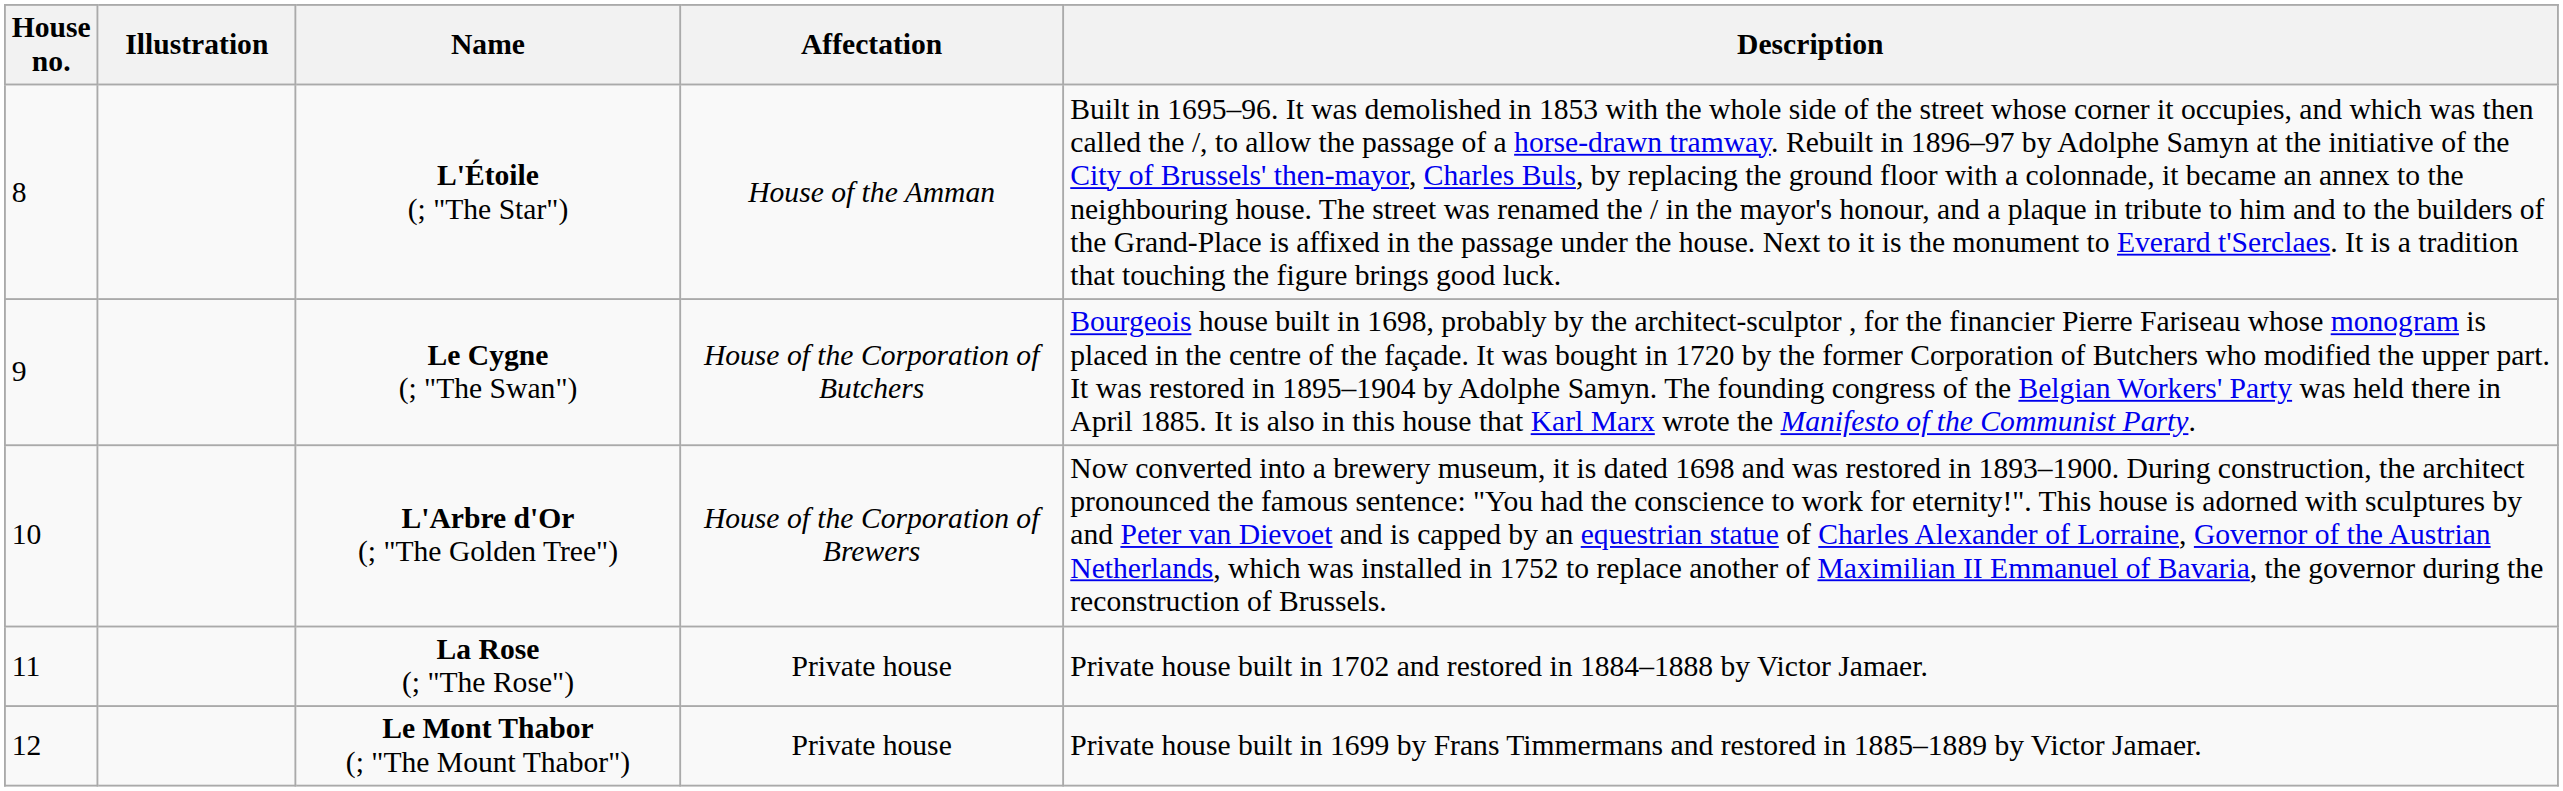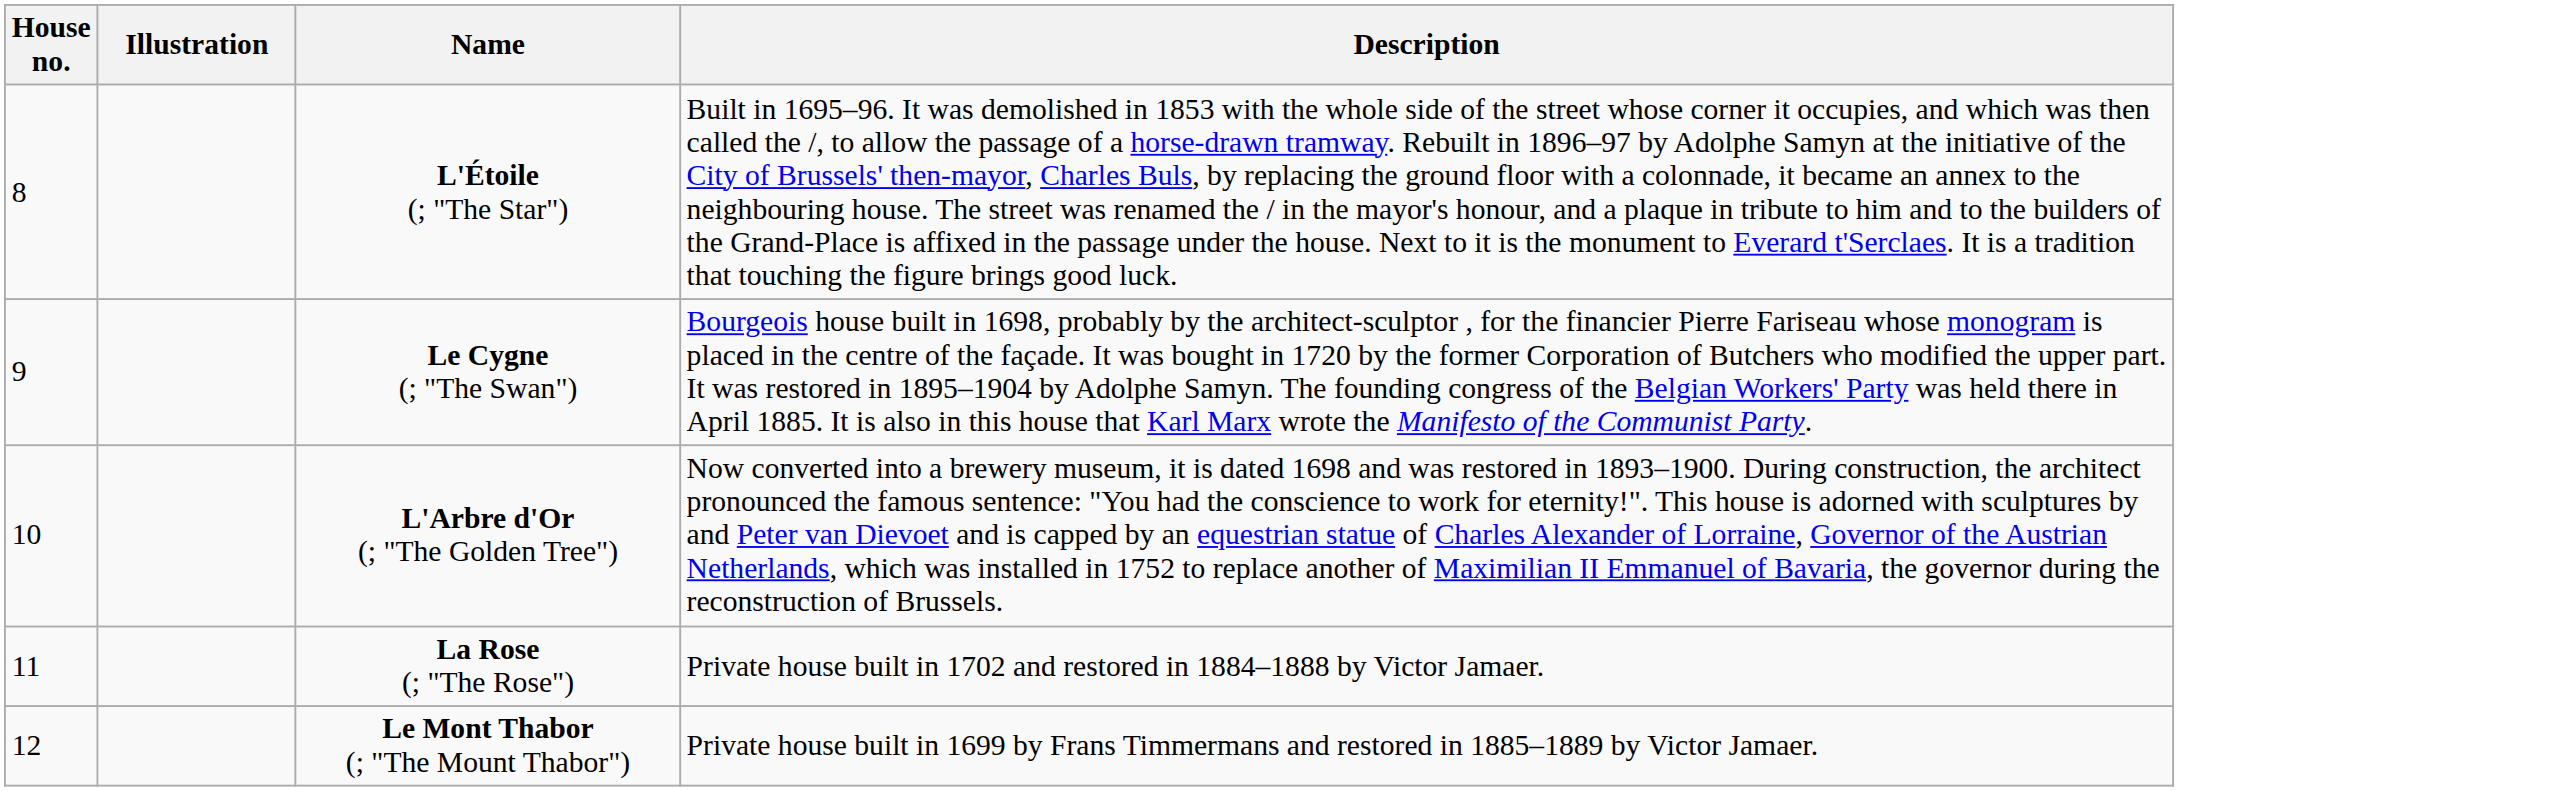- column: (872, 44)
